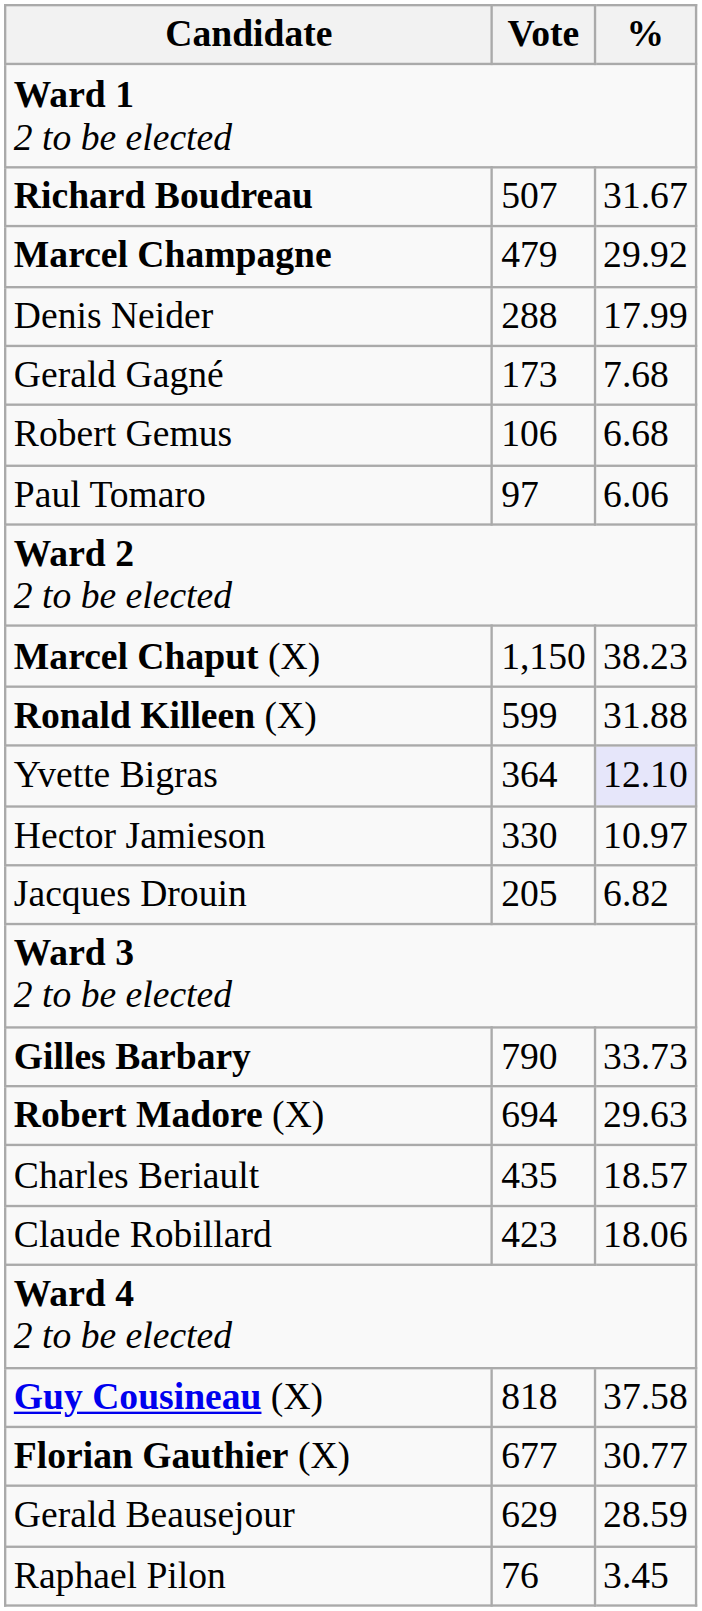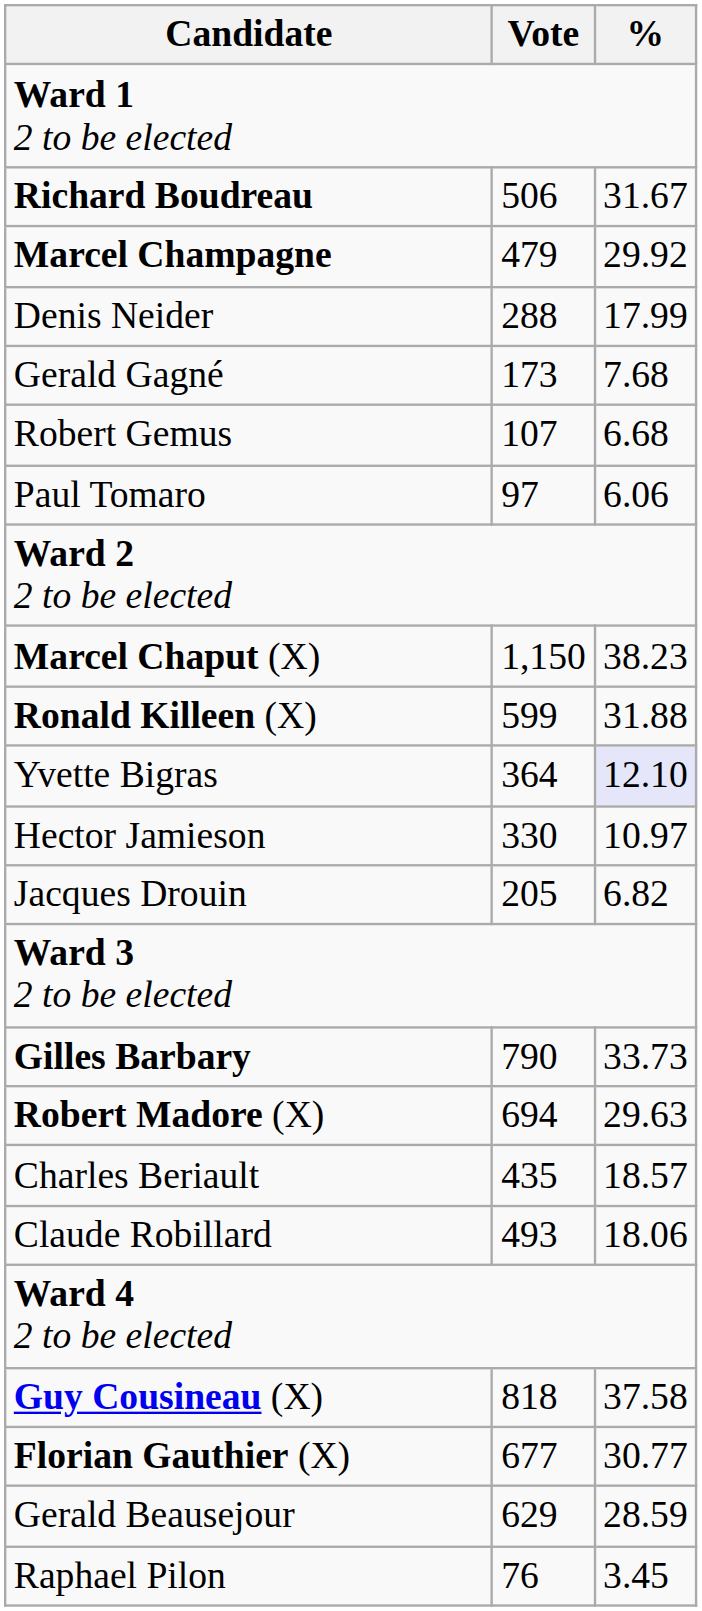(529, 195) 507 -> (529, 195) 506
(529, 434) 106 -> (529, 434) 107
(529, 1234) 423 -> (529, 1234) 493
